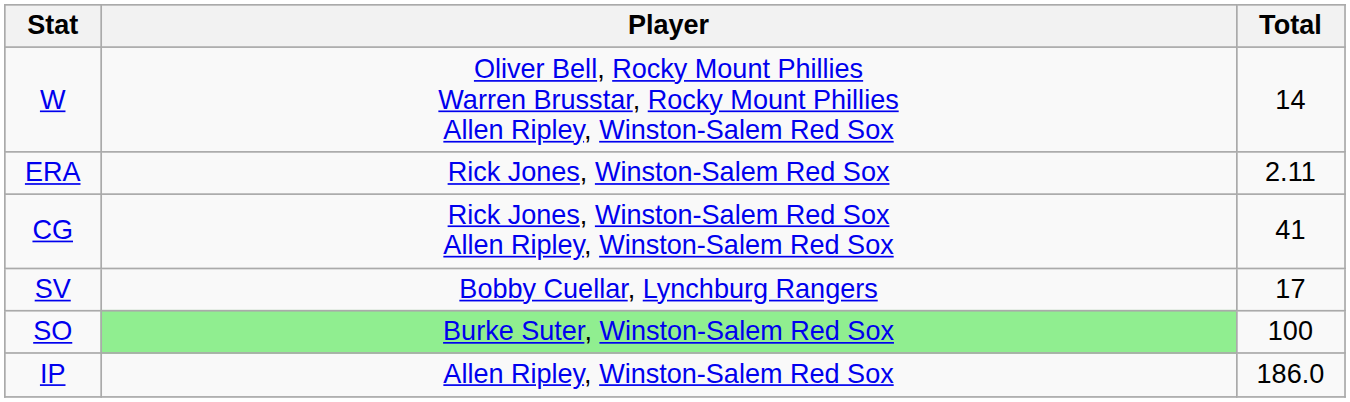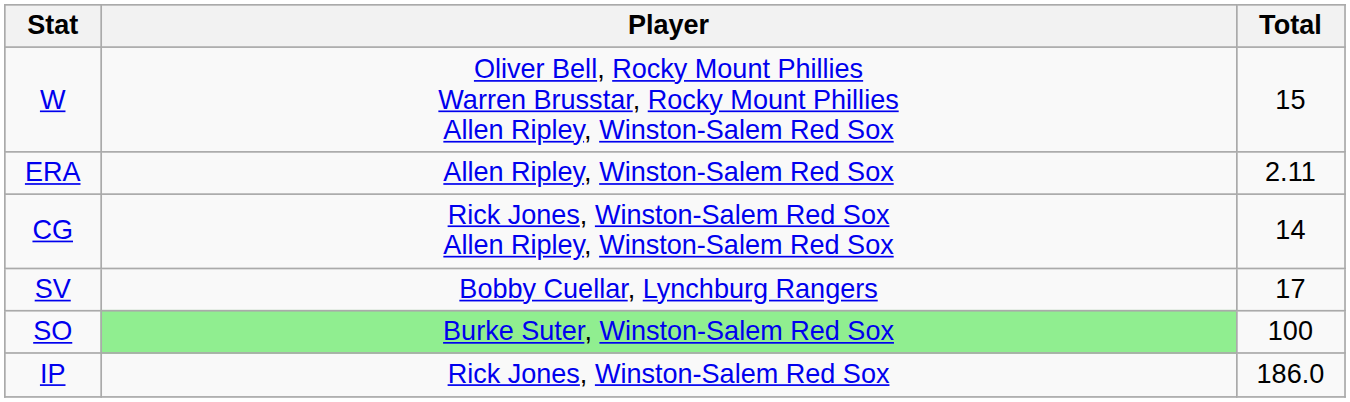(1290, 99) 14 -> (1290, 99) 15
(669, 172) Rick Jones, Winston-Salem Red Sox -> (669, 172) Allen Ripley, Winston-Salem Red Sox
(1290, 230) 41 -> (1290, 230) 14
(669, 374) Allen Ripley, Winston-Salem Red Sox -> (669, 374) Rick Jones, Winston-Salem Red Sox
